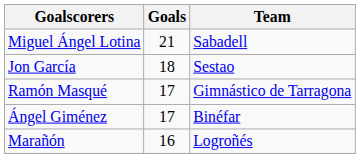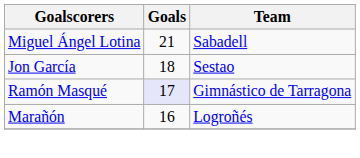(167, 91) no background -> (167, 91) lavender background
- row: (58, 116)
